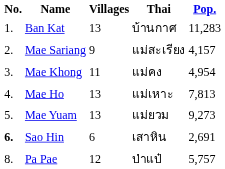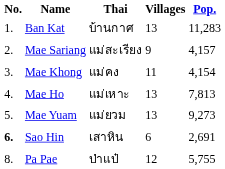columns swapped: (159, 9) <-> (109, 9)
(202, 71) 4,954 -> (202, 71) 4,154
(202, 158) 5,757 -> (202, 158) 5,755
